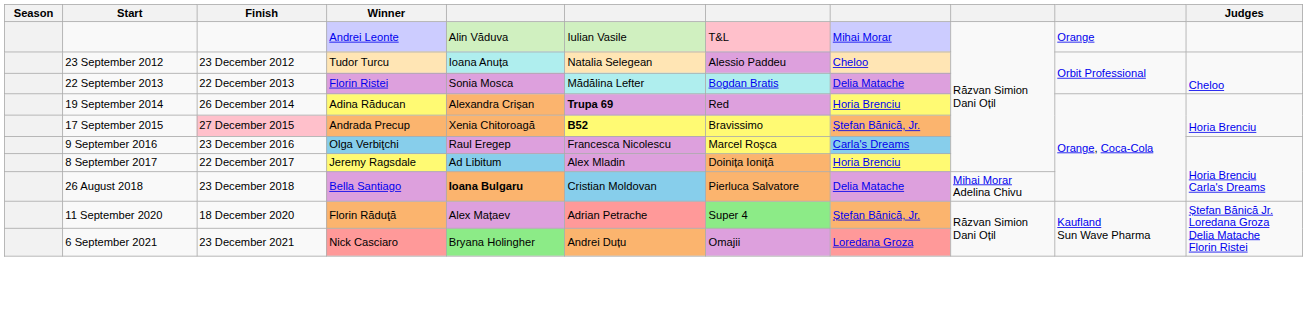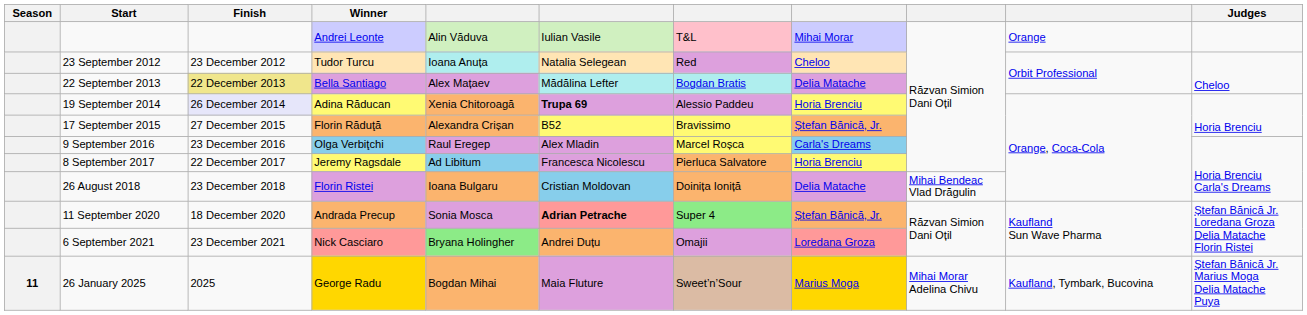(747, 62) Alessio Paddeu -> (686, 62) Red
(247, 83) no background -> (238, 83) khaki background
(359, 83) Florin Ristei -> (350, 83) Bella Santiago
(481, 83) Sonia Mosca -> (459, 83) Alex Mațaev
(247, 104) no background -> (238, 104) lavender background
(491, 104) Alexandra Crișan -> (471, 104) Xenia Chitoroagă
(719, 104) Red -> (715, 104) Alessio Paddeu
(247, 125) pink background -> (238, 125) no background
(370, 125) Andrada Precup -> (348, 125) Florin Răduţă
(492, 125) Xenia Chitoroagă -> (471, 125) Alexandra Crișan
(578, 125) bold -> (551, 125) normal
(619, 145) Francesca Nicolescu -> (570, 145) Alex Mladin
(596, 162) Alex Mladin -> (593, 162) Francesca Nicolescu
(741, 162) Doinița Ioniță -> (721, 162) Pierluca Salvatore
(365, 186) Bella Santiago -> (344, 186) Florin Ristei
(486, 186) bold -> (463, 186) normal
(754, 186) Pierluca Salvatore -> (708, 186) Doinița Ioniță
(987, 186) Mihai Morar Adelina Chivu -> (946, 186) Mihai Bendeac Vlad Drăgulin
(363, 214) Florin Răduţă -> (355, 214) Andrada Precup
(479, 214) Alex Mațaev -> (460, 214) Sonia Mosca
(607, 214) normal -> (584, 214) bold
+ row: (104, 283)
